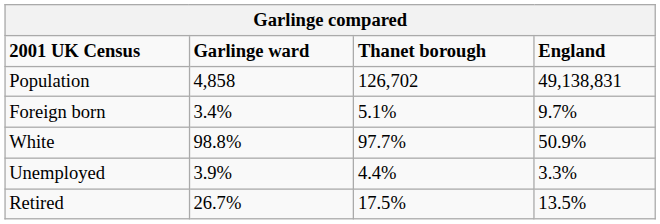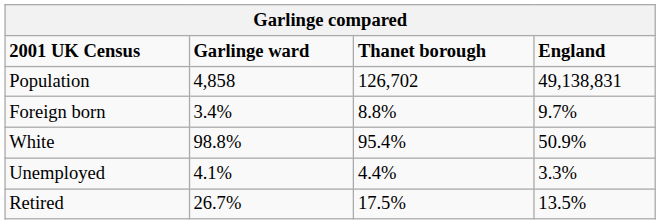(377, 112) 5.1% -> (377, 112) 8.8%
(382, 142) 97.7% -> (382, 142) 95.4%
(213, 173) 3.9% -> (213, 173) 4.1%
